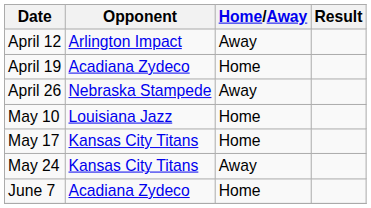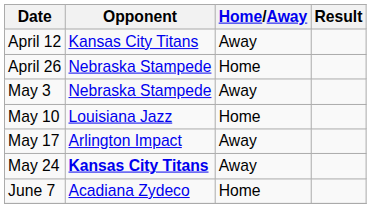(125, 41) Arlington Impact -> (133, 41) Kansas City Titans
- row: (35, 66)
(238, 91) Away -> (240, 66) Home
+ row: (29, 91)
(133, 141) Kansas City Titans -> (125, 141) Arlington Impact
(240, 141) Home -> (238, 141) Away
(133, 166) normal -> (139, 166) bold
